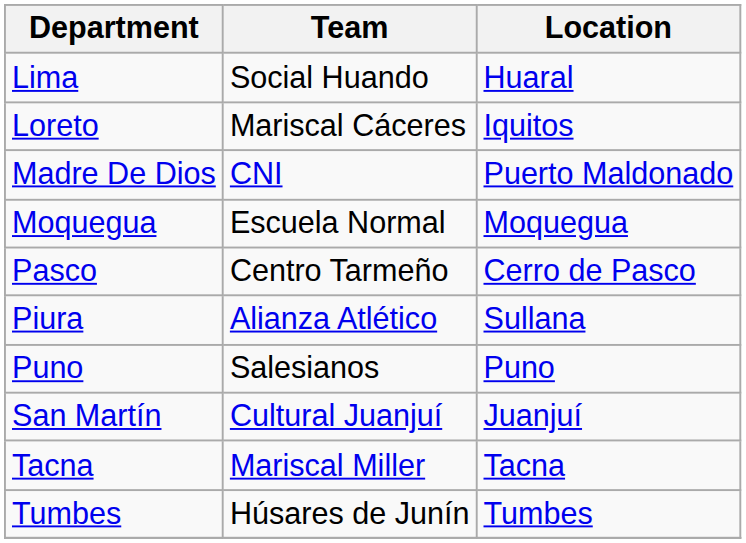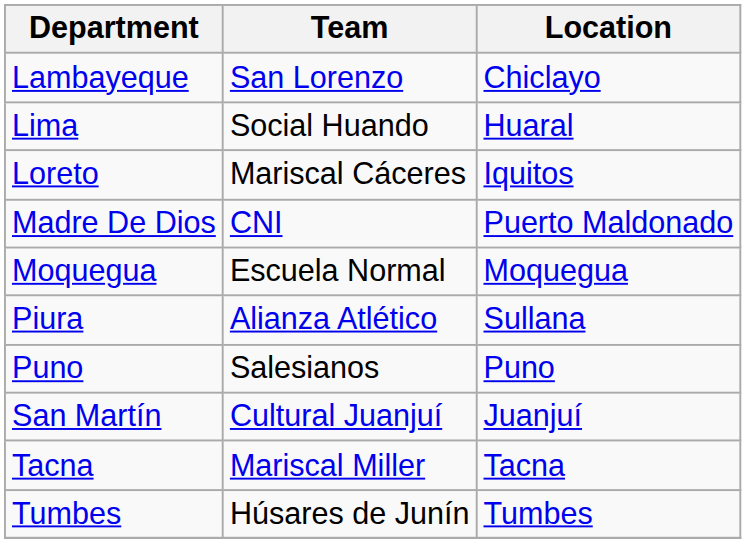+ row: (100, 77)
- row: (54, 271)
